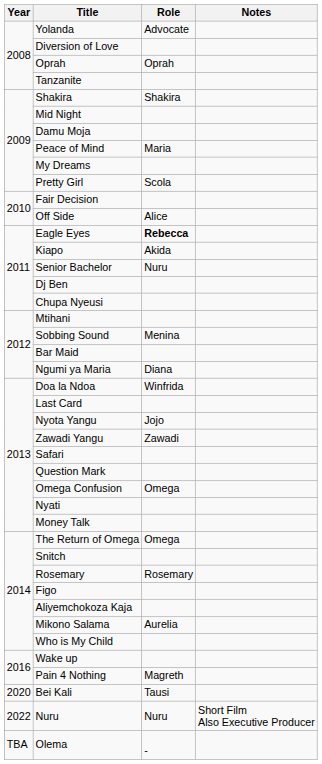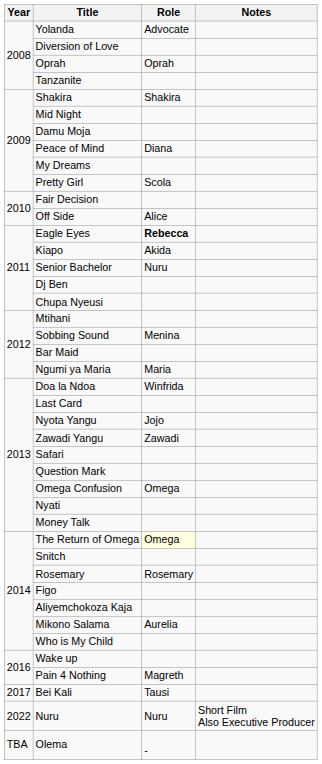(158, 149) Maria -> (158, 149) Diana
(158, 370) Diana -> (158, 370) Maria
(162, 540) no background -> (162, 540) lightyellow background
(19, 693) 2020 -> (19, 693) 2017
